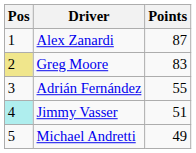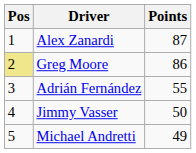(180, 64) 83 -> (180, 64) 86
(12, 112) paleturquoise background -> (12, 112) no background
(180, 112) 51 -> (180, 112) 50
